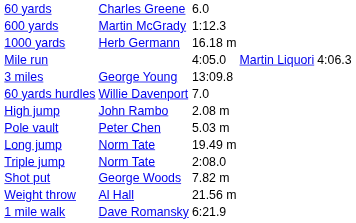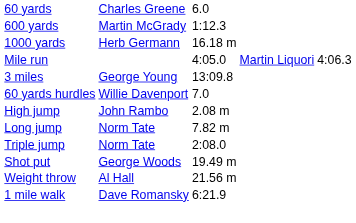- row: (31, 127)
(214, 144) 19.49 m -> (211, 127) 7.82 m
(211, 178) 7.82 m -> (214, 161) 19.49 m
